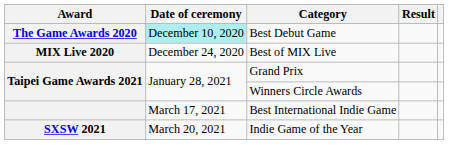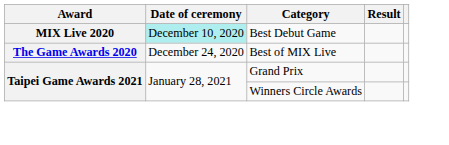(75, 33) The Game Awards 2020 -> (75, 33) MIX Live 2020
(75, 52) MIX Live 2020 -> (75, 52) The Game Awards 2020
- row: (323, 110)
- row: (306, 129)
